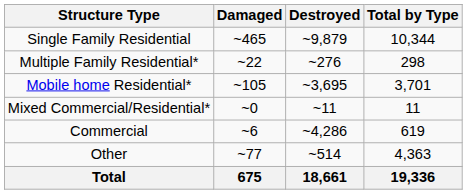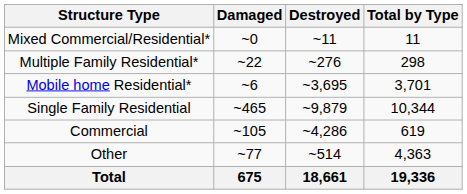rows swapped: (109, 39) <-> (109, 108)
(250, 85) ~105 -> (250, 85) ~6
(250, 131) ~6 -> (250, 131) ~105
